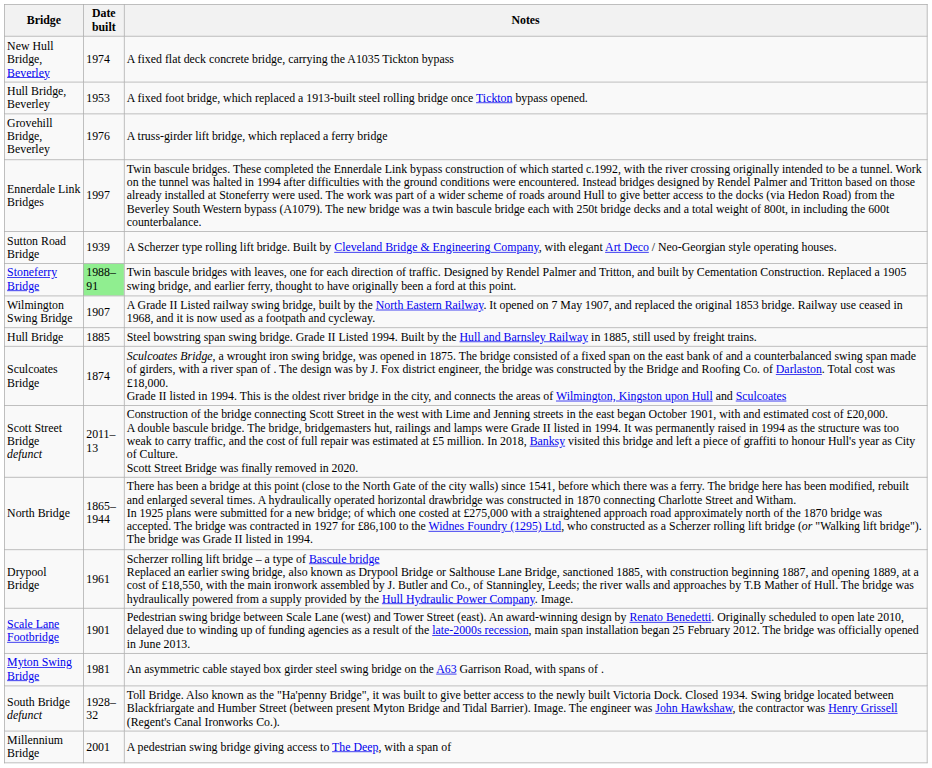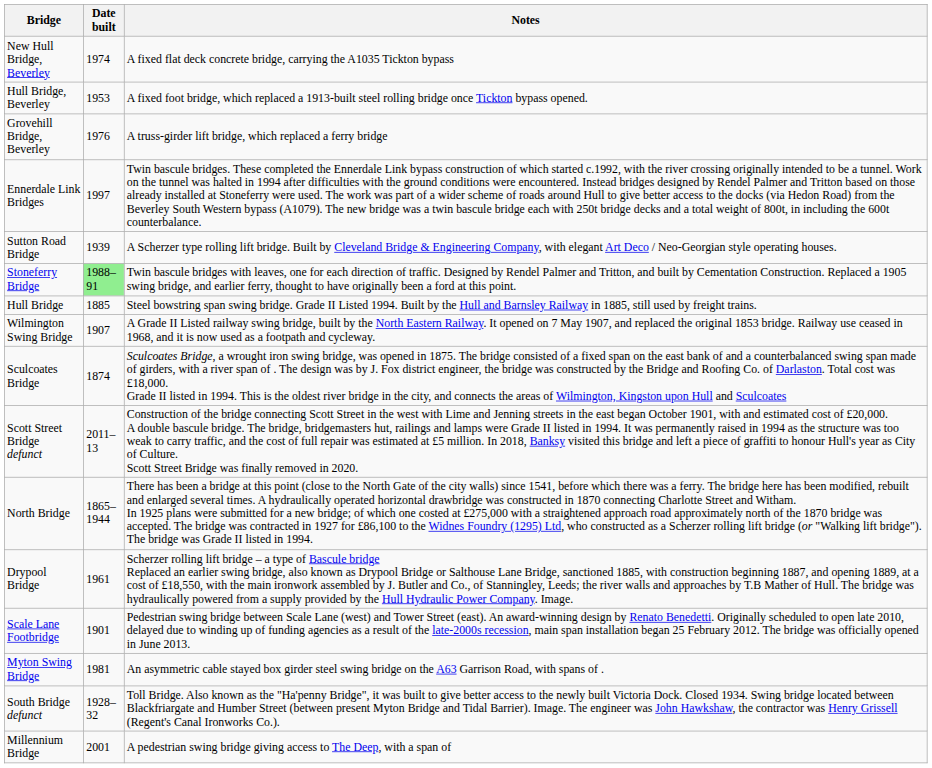rows swapped: (35, 337) <-> (40, 311)
